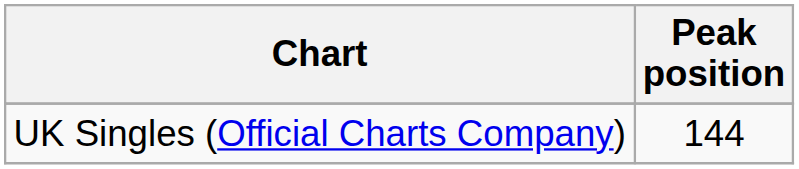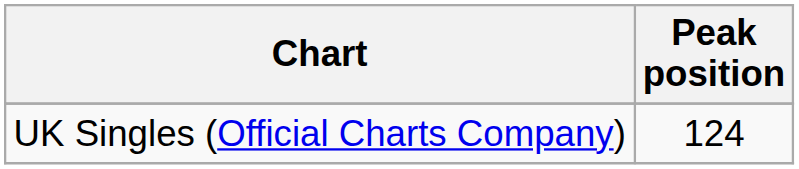(714, 132) 144 -> (714, 132) 124
